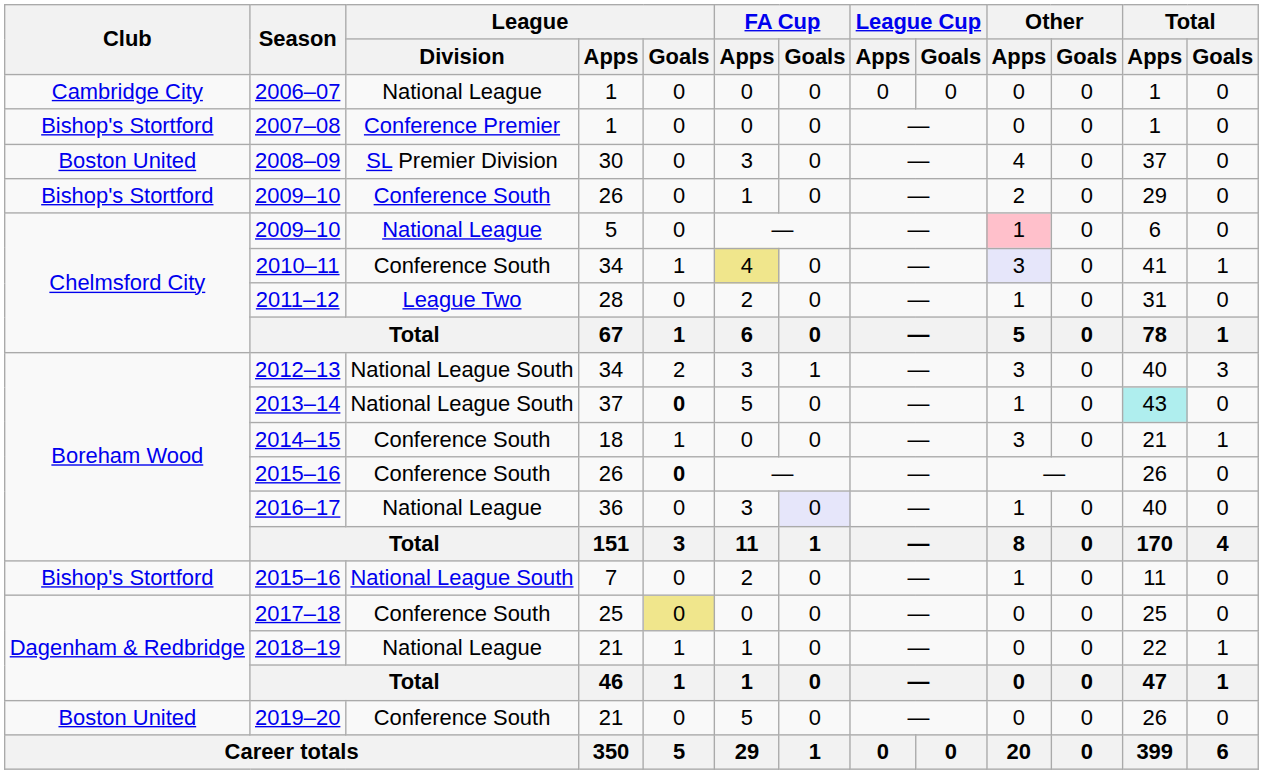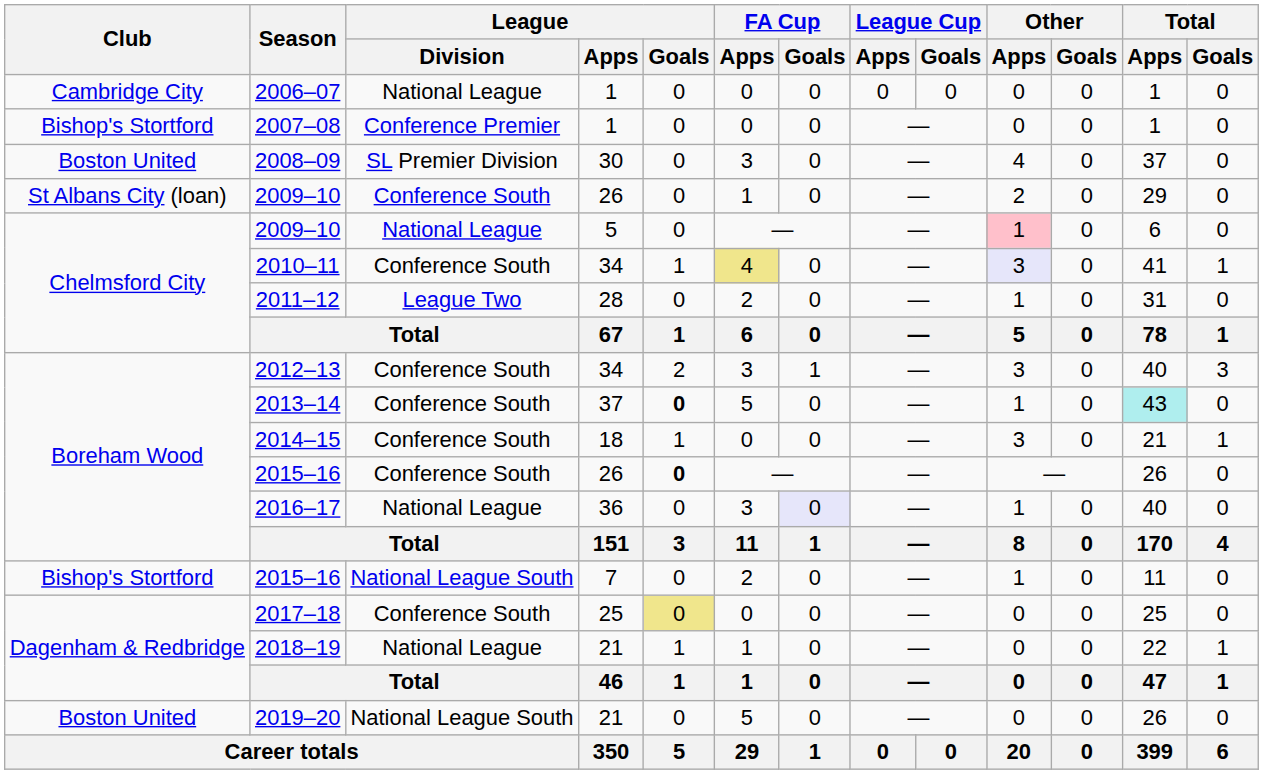(127, 195) Bishop's Stortford -> (127, 195) St Albans City (loan)
(462, 369) National League South -> (462, 369) Conference South
(462, 404) National League South -> (462, 404) Conference South
(462, 717) Conference South -> (462, 717) National League South
